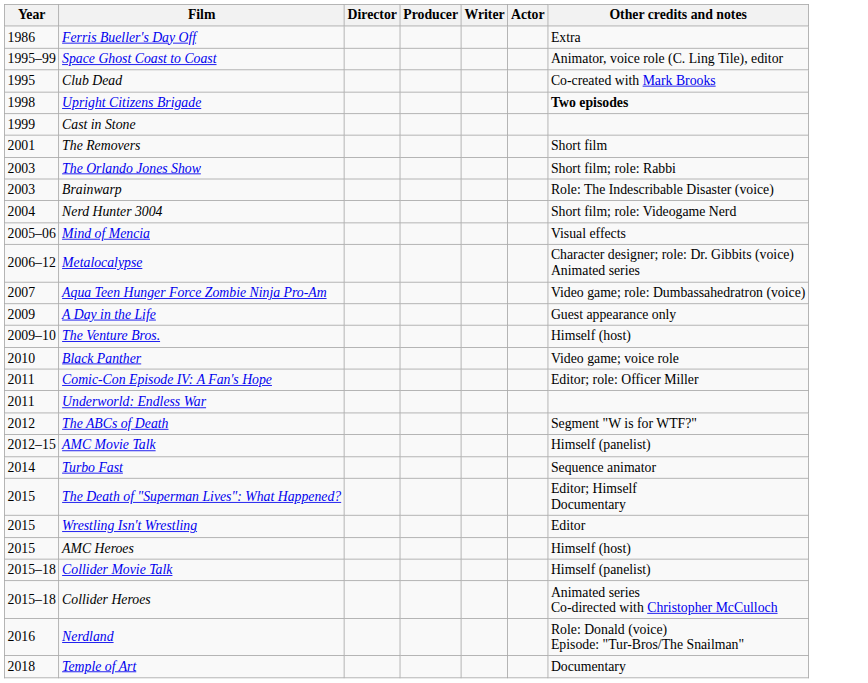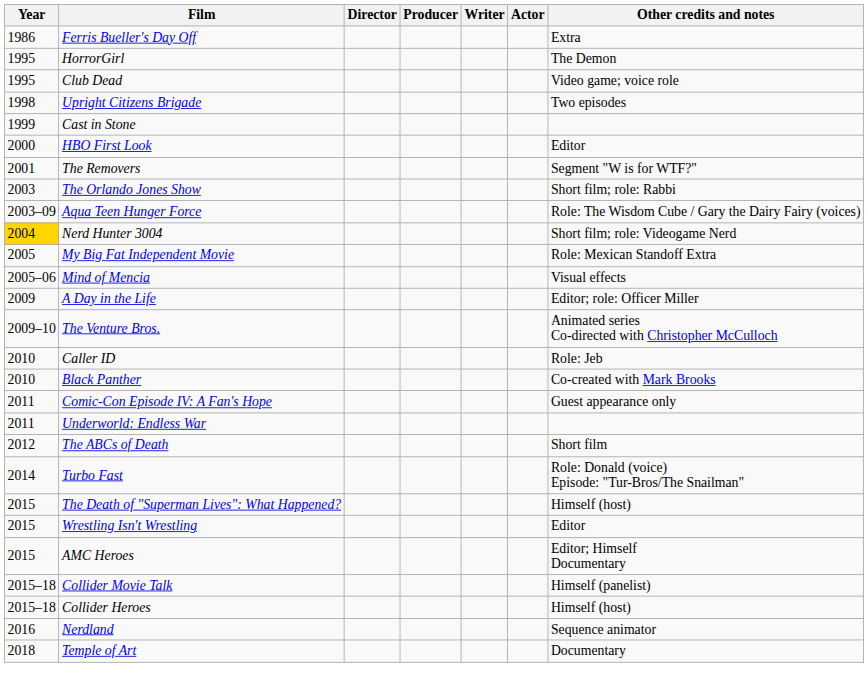- row: (139, 59)
+ row: (93, 59)
(633, 80) Co-created with Mark Brooks -> (615, 80) Video game; voice role
(590, 102) bold -> (588, 102) normal
+ row: (107, 146)
(579, 146) Short film -> (624, 168) Segment "W is for WTF?"
- row: (92, 189)
+ row: (132, 211)
(21, 211) no background -> (21, 233) gold background
+ row: (148, 255)
- row: (102, 263)
- row: (194, 292)
(614, 314) Guest appearance only -> (625, 299) Editor; role: Officer Miller
(591, 336) Himself (host) -> (664, 328) Animated series Co-directed with Christopher McCulloch
+ row: (89, 358)
(615, 358) Video game; voice role -> (633, 380) Co-created with Mark Brooks
(625, 380) Editor; role: Officer Miller -> (614, 401) Guest appearance only
(624, 423) Segment "W is for WTF?" -> (579, 445) Short film
- row: (109, 445)
(603, 467) Sequence animator -> (648, 475) Role: Donald (voice) Episode: "Tur-Bros/The Snailman"
(594, 496) Editor; Himself Documentary -> (591, 504) Himself (host)
(591, 548) Himself (host) -> (594, 556) Editor; Himself Documentary
(664, 599) Animated series Co-directed with Christopher McCulloch -> (591, 607) Himself (host)
(648, 636) Role: Donald (voice) Episode: "Tur-Bros/The Snailman" -> (603, 629) Sequence animator
